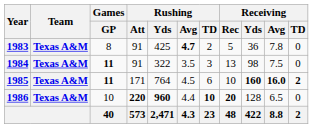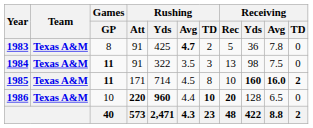(162, 81) 764 -> (162, 81) 714
(209, 81) 6 -> (209, 81) 8
